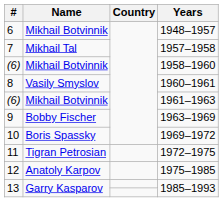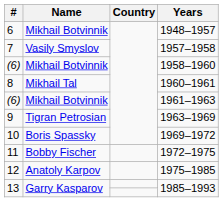(51, 48) Mikhail Tal -> (62, 48) Vasily Smyslov
(62, 83) Vasily Smyslov -> (51, 83) Mikhail Tal
(61, 118) Bobby Fischer -> (66, 118) Tigran Petrosian
(66, 153) Tigran Petrosian -> (61, 153) Bobby Fischer
